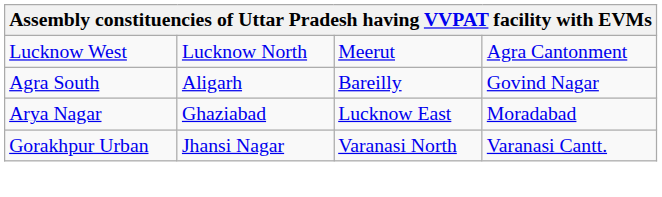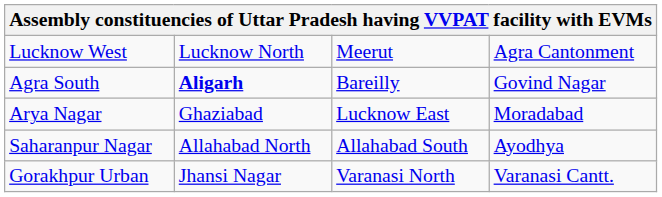(212, 82) normal -> (211, 82) bold
+ row: (80, 144)
